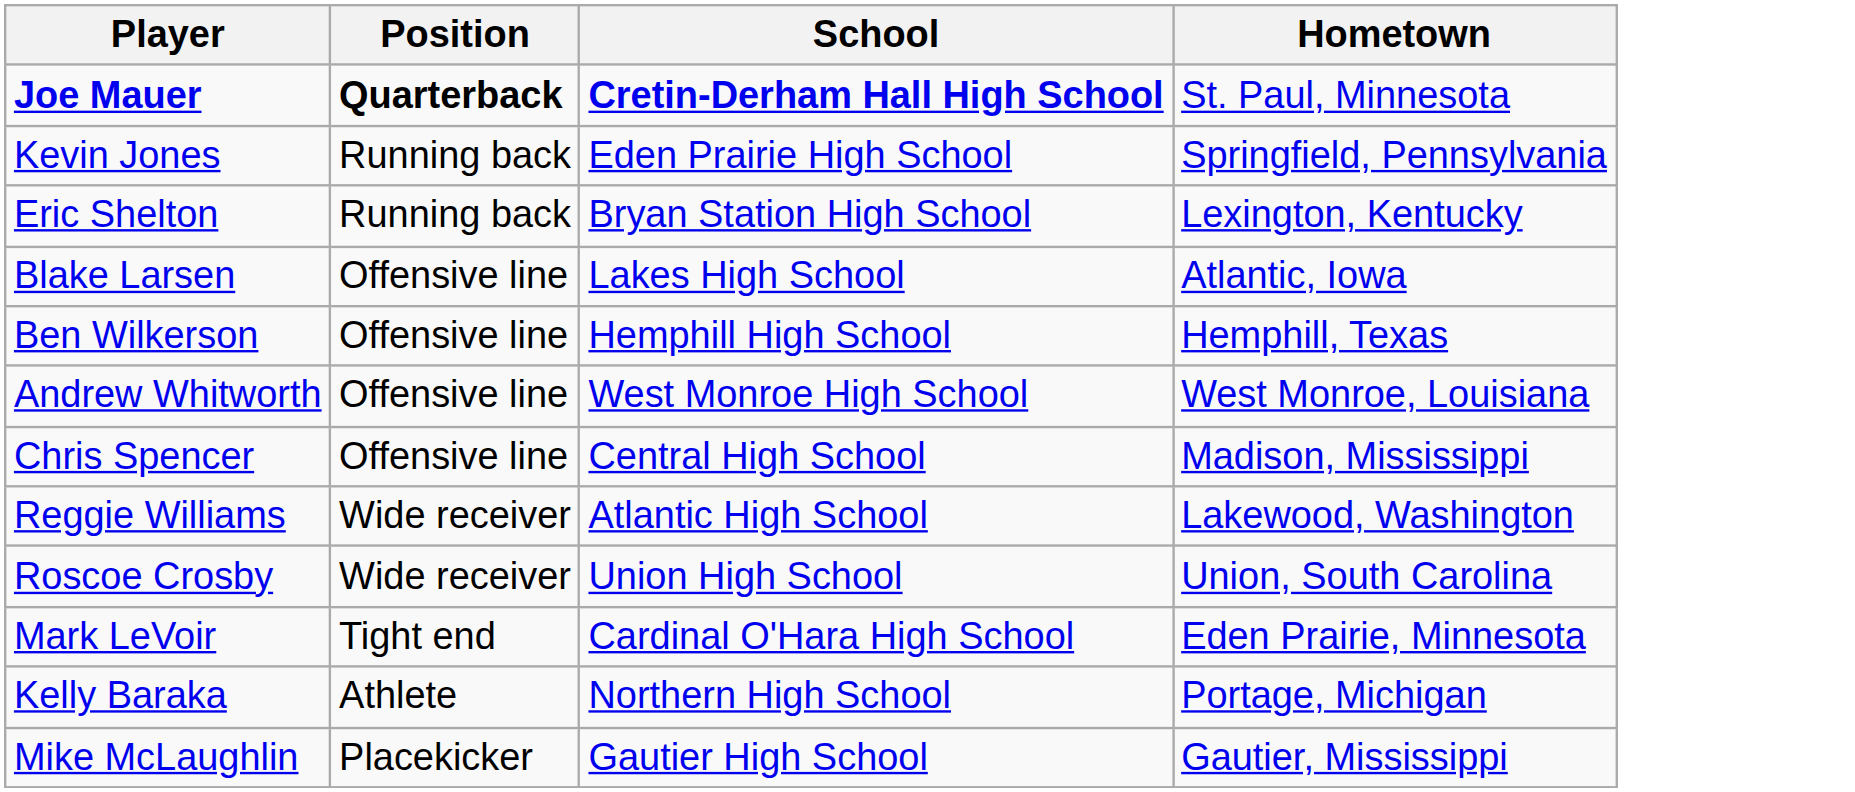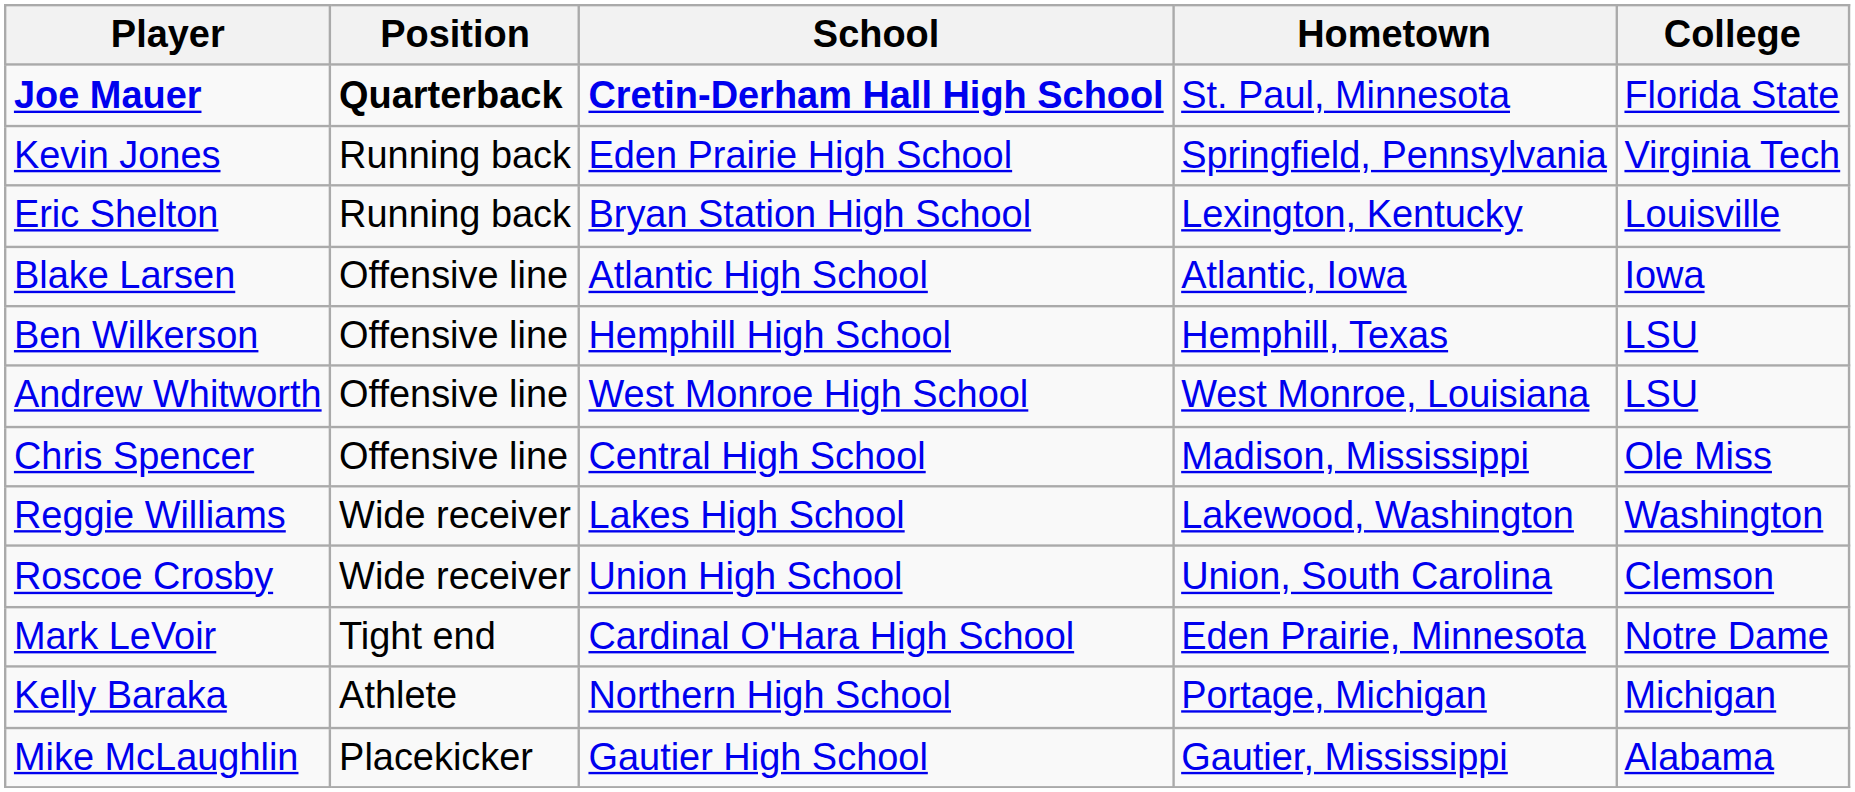+ column: (1732, 34)
(747, 275) Lakes High School -> (758, 275) Atlantic High School
(758, 515) Atlantic High School -> (747, 515) Lakes High School
